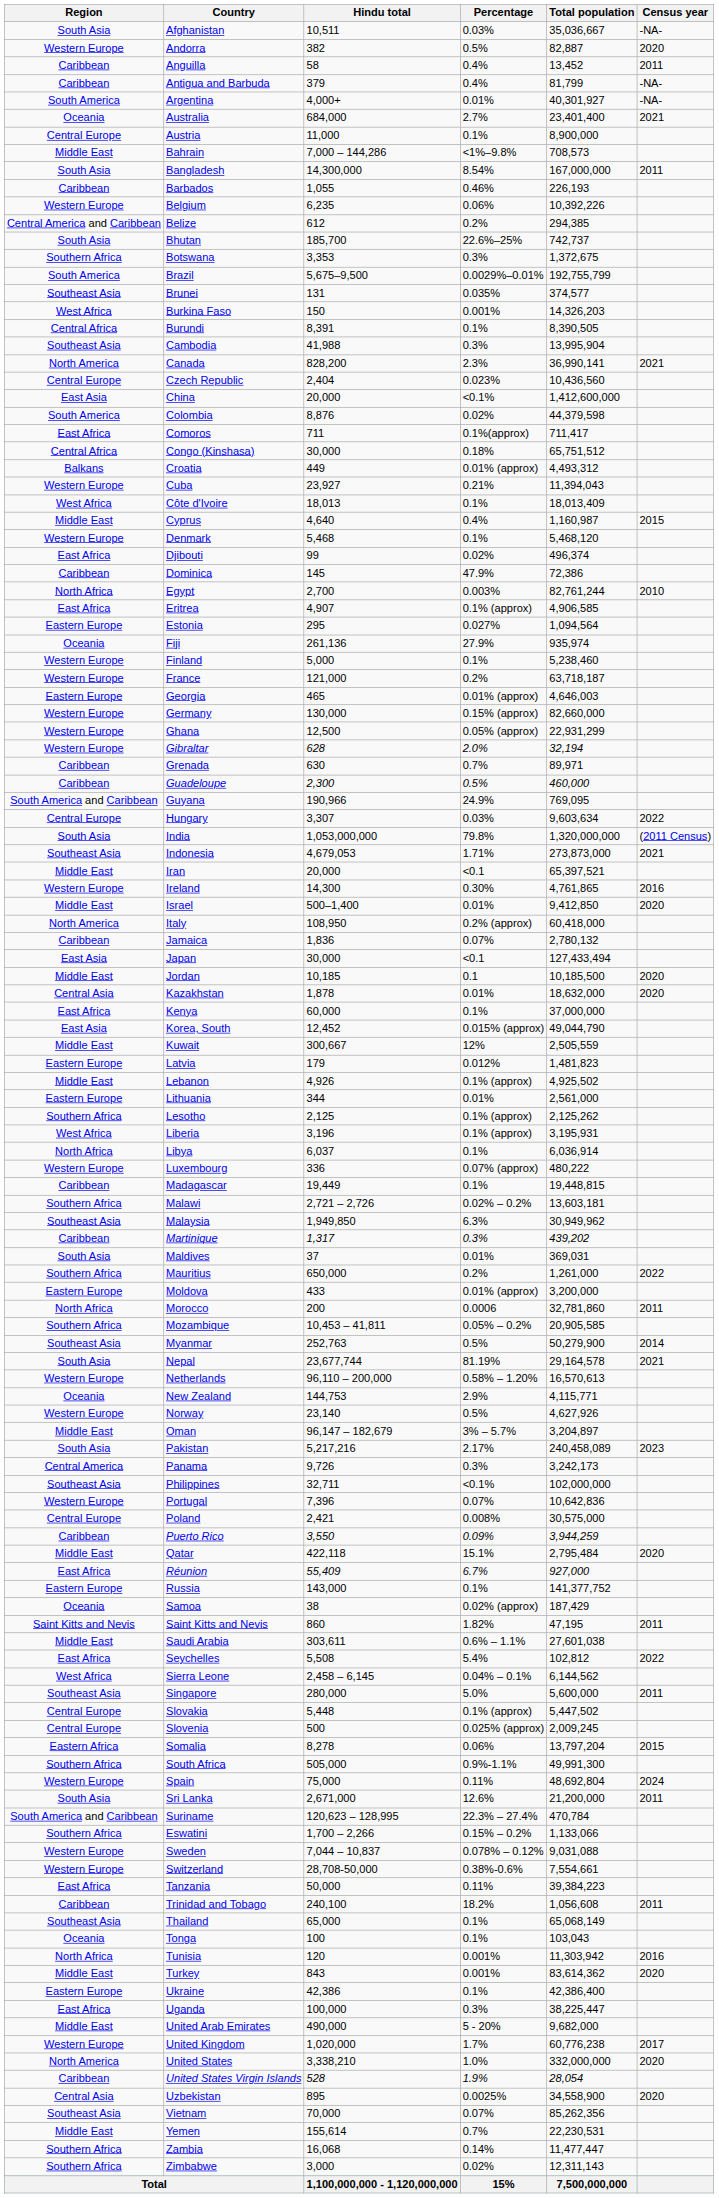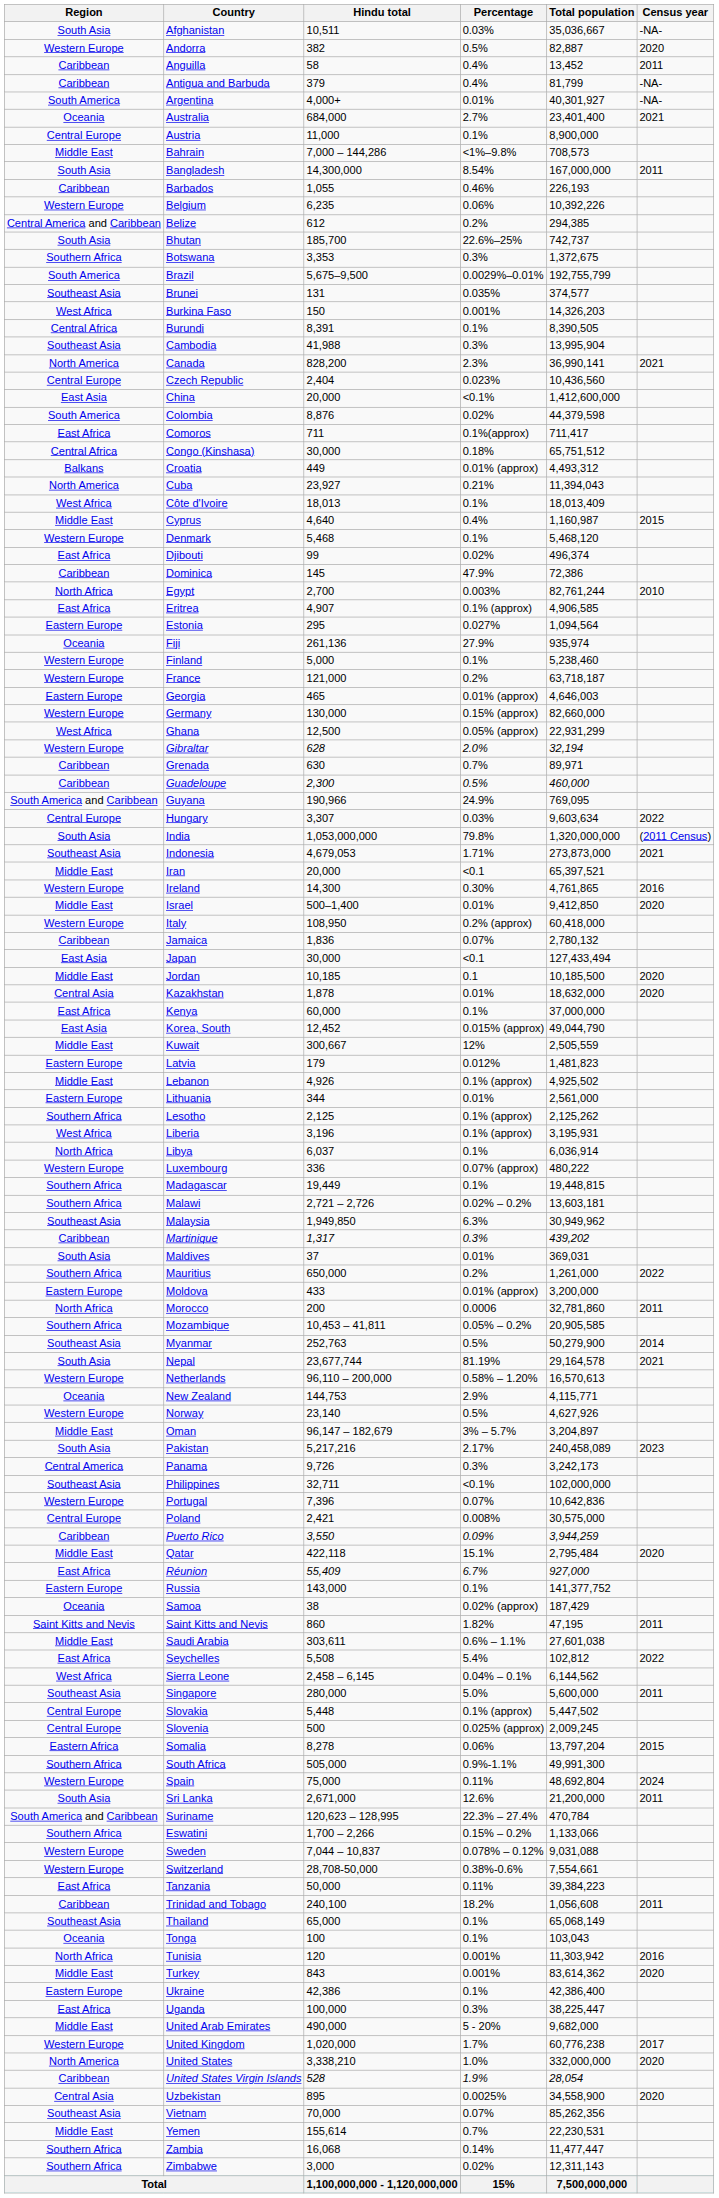(84, 485) Western Europe -> (84, 485) North America
(84, 731) Western Europe -> (84, 731) West Africa
(84, 923) North America -> (84, 923) Western Europe
(84, 1186) Caribbean -> (84, 1186) Southern Africa
